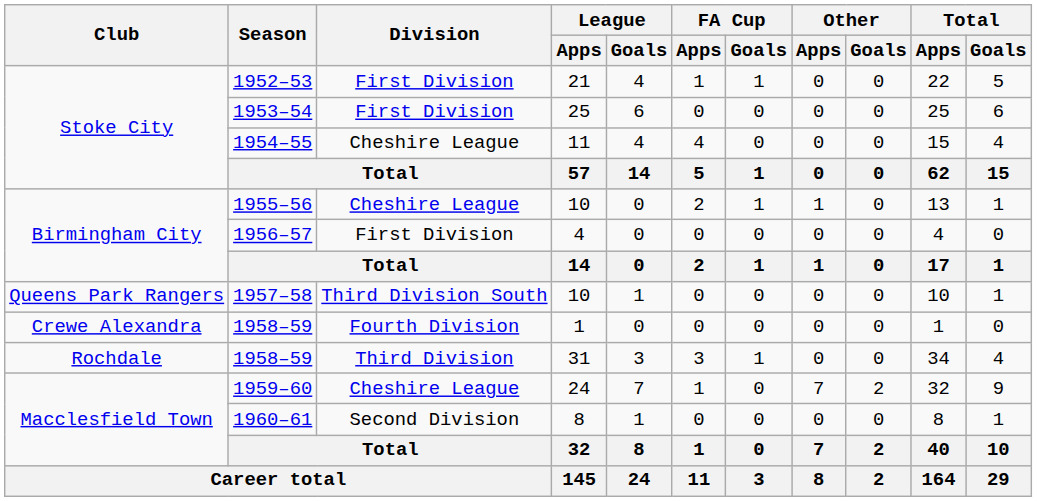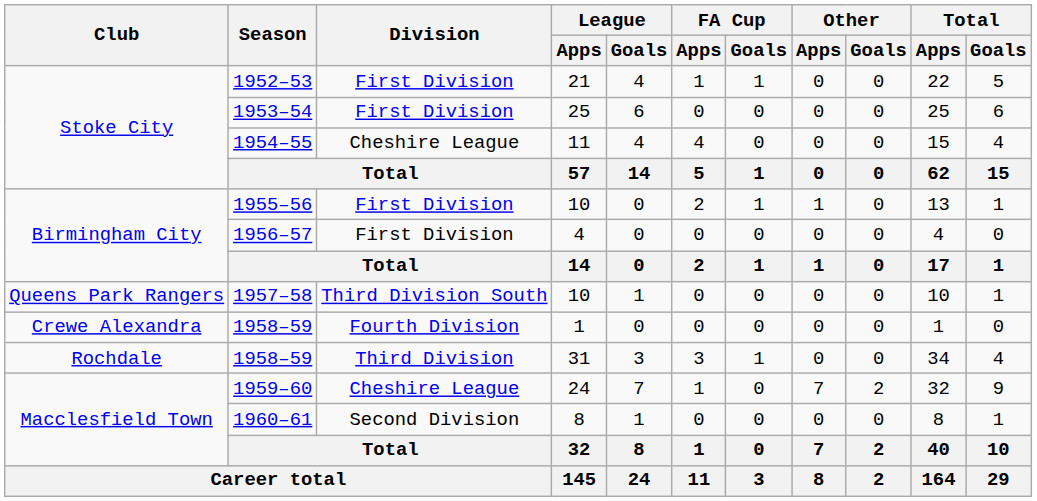(434, 204) Cheshire League -> (434, 204) First Division
